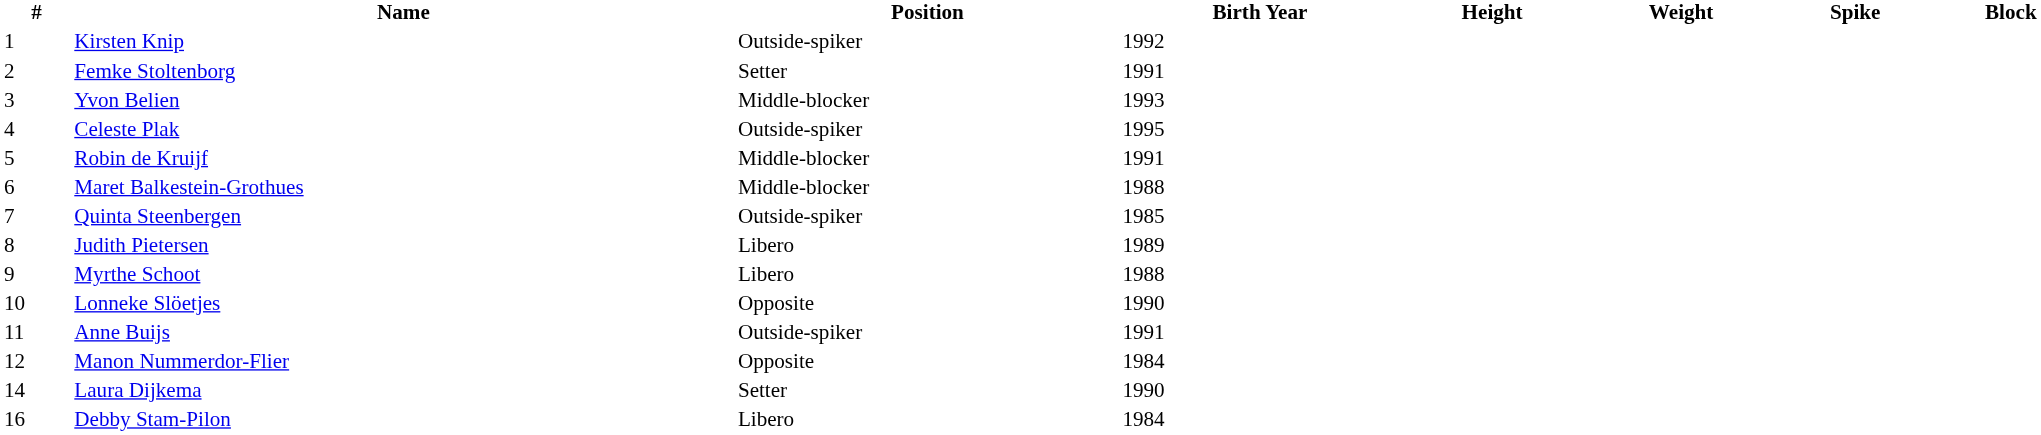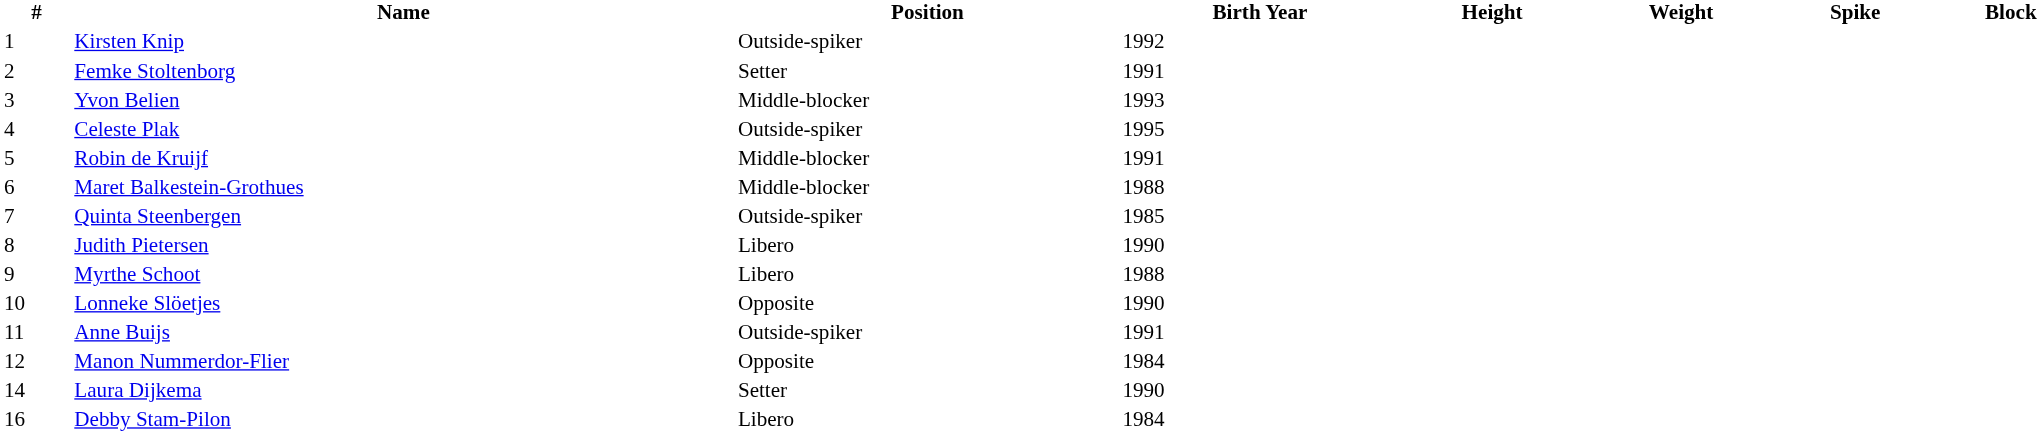(1144, 245) 1989 -> (1144, 245) 1990
